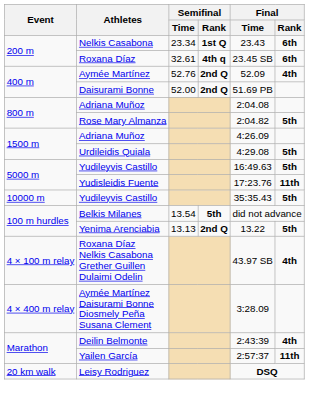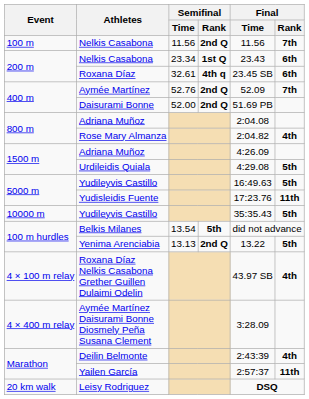+ row: (20, 43)
(290, 74) 4th -> (290, 90) 7th
(290, 121) 5th -> (290, 136) 4th
